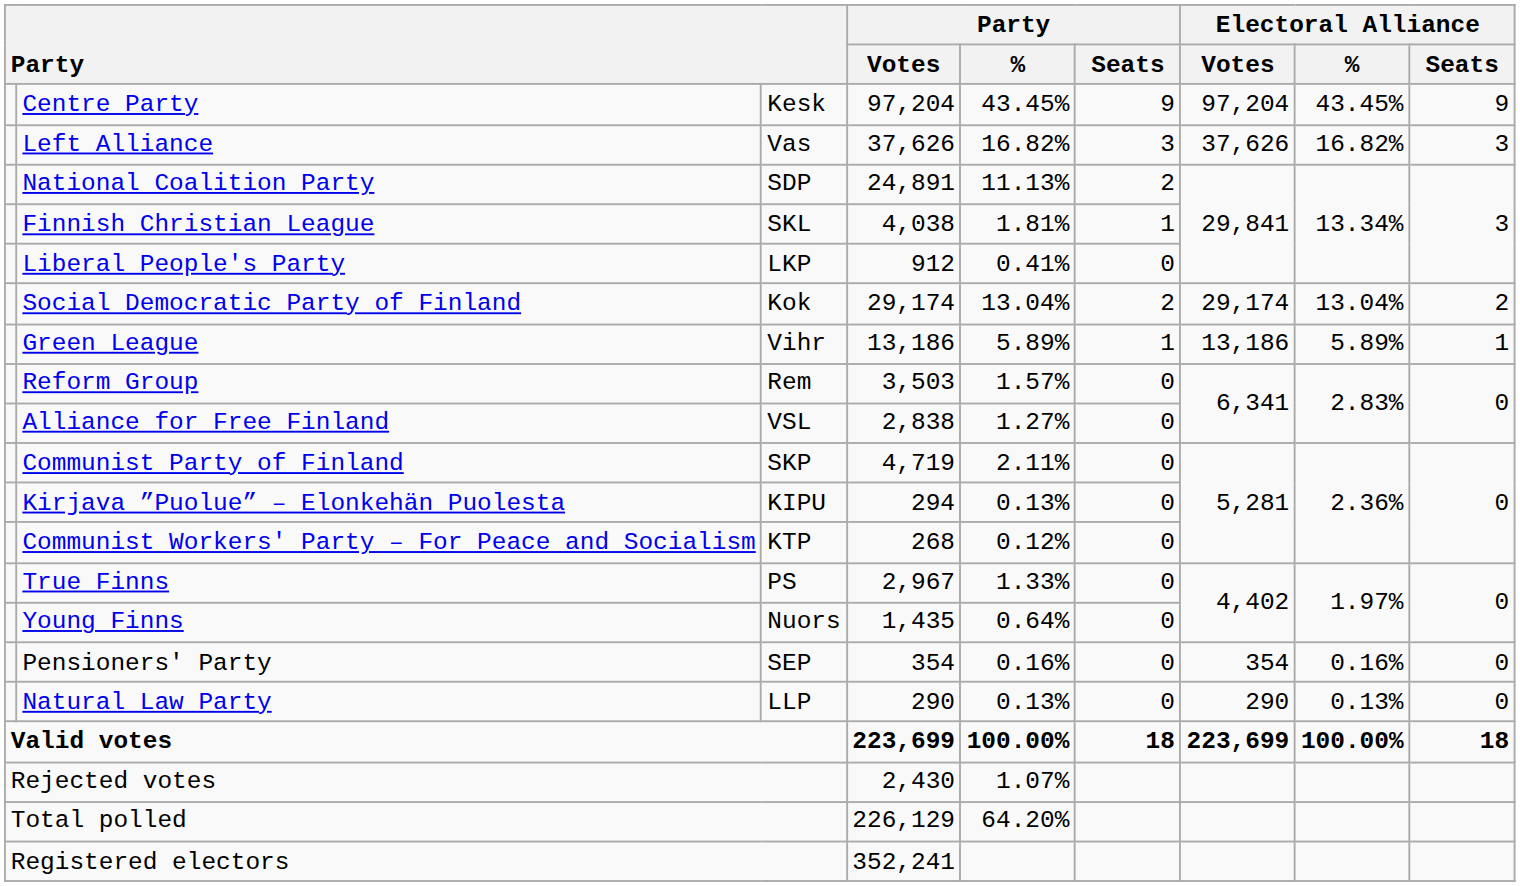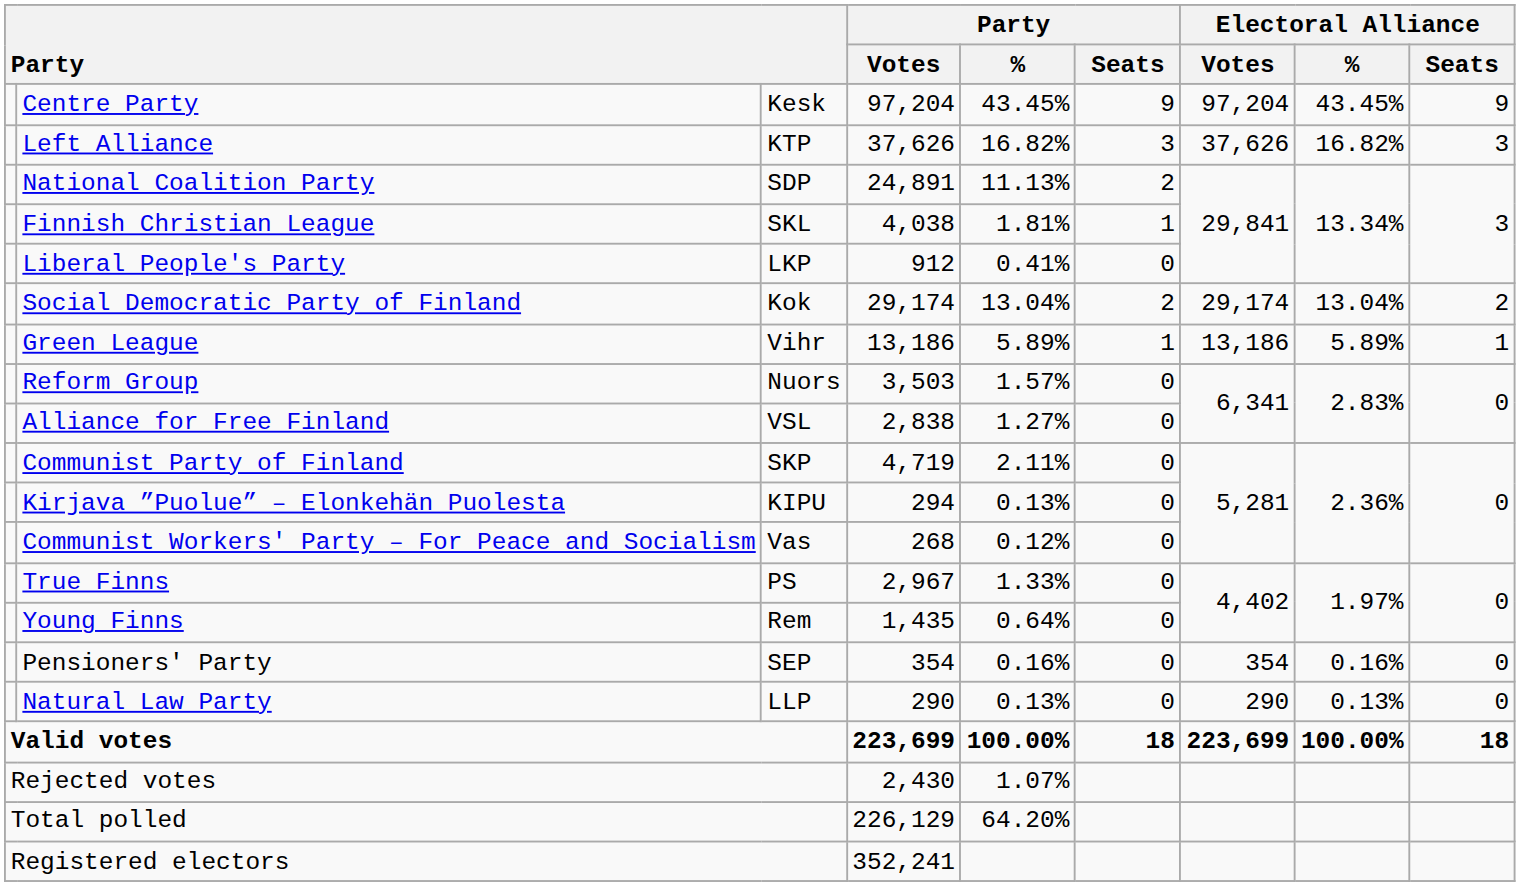(789, 144) Vas -> (789, 144) KTP
(789, 383) Rem -> (804, 383) Nuors
(789, 543) KTP -> (789, 543) Vas
(804, 622) Nuors -> (789, 622) Rem
